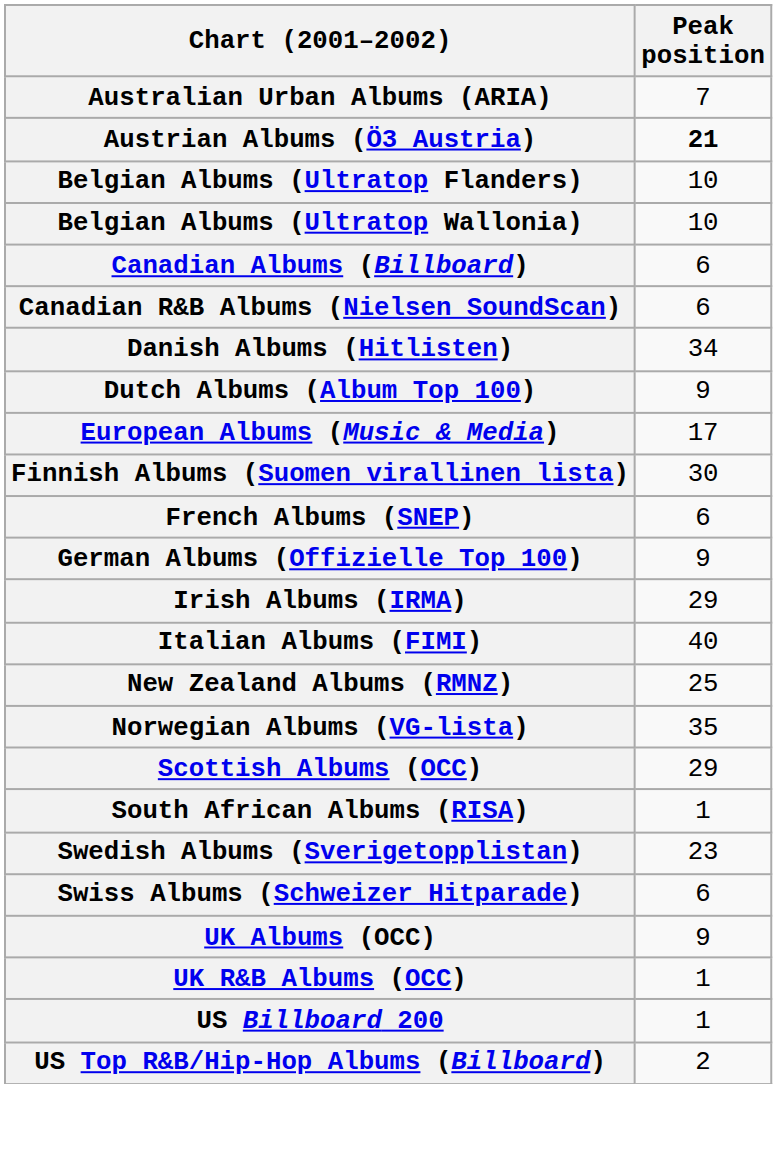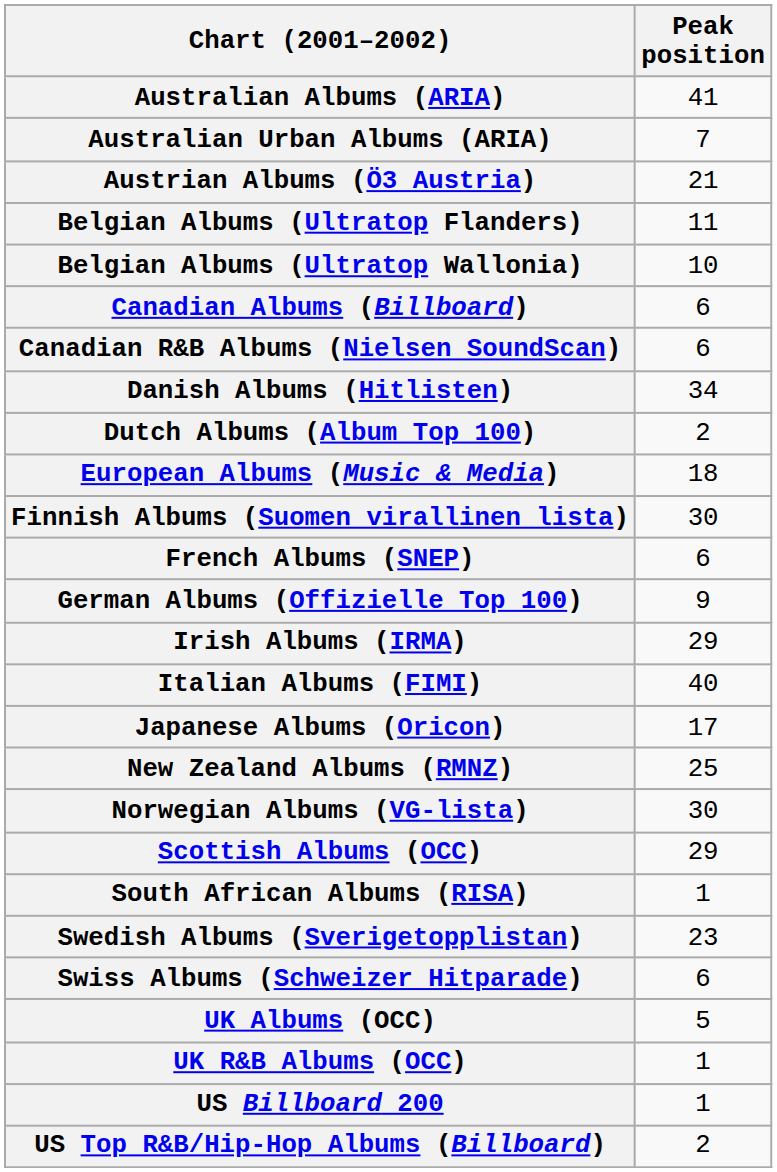+ row: (320, 98)
(703, 140) bold -> (703, 182) normal
(703, 182) 10 -> (703, 223) 11
(703, 391) 9 -> (703, 433) 2
(703, 433) 17 -> (703, 475) 18
+ row: (320, 727)
(703, 727) 35 -> (703, 811) 30
(703, 937) 9 -> (703, 1021) 5
